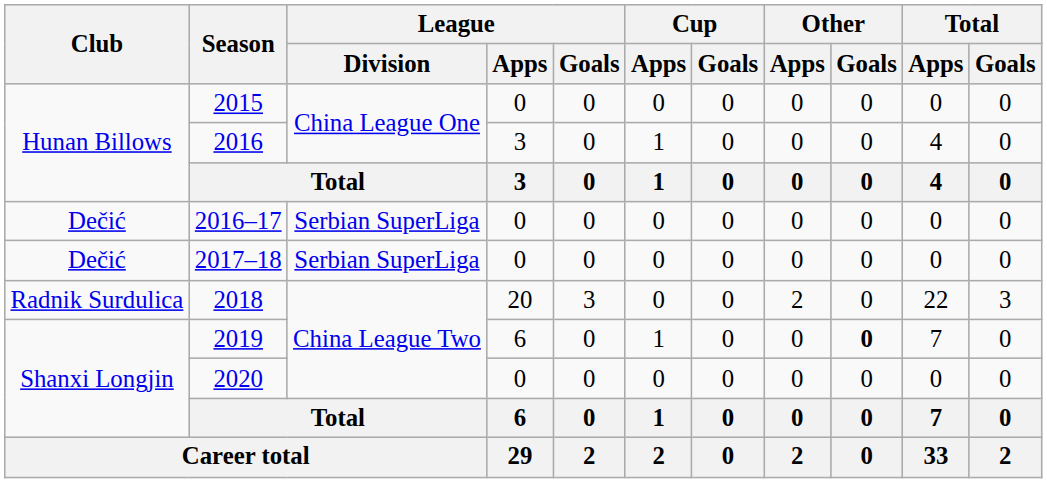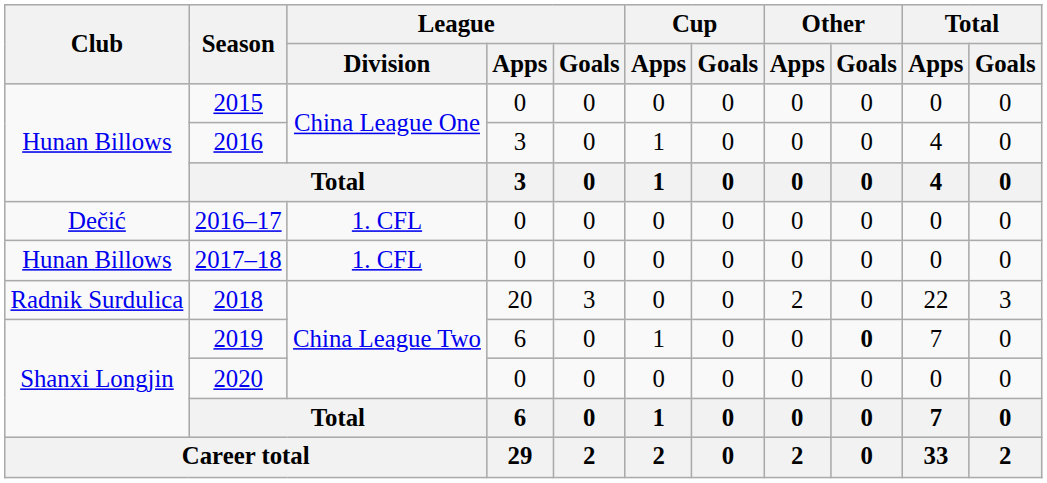(387, 220) Serbian SuperLiga -> (387, 220) 1. CFL
(97, 260) Dečić -> (97, 260) Hunan Billows
(387, 260) Serbian SuperLiga -> (387, 260) 1. CFL
